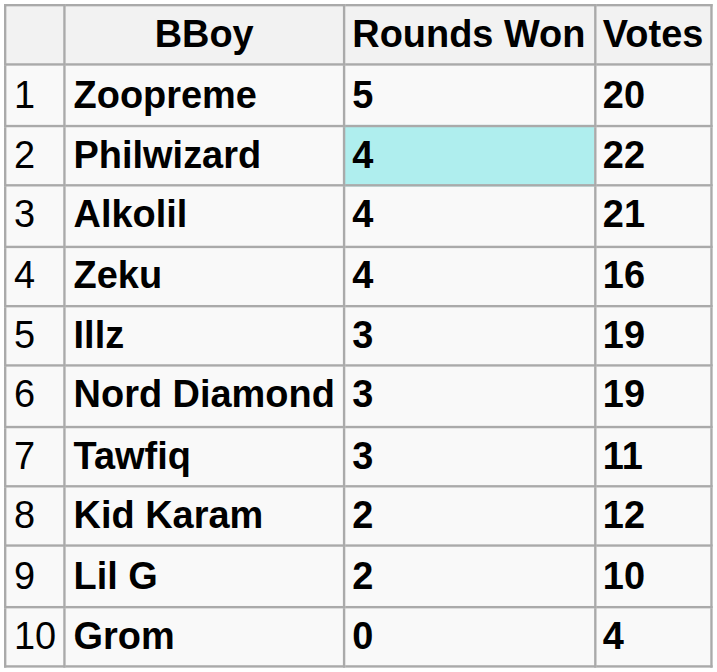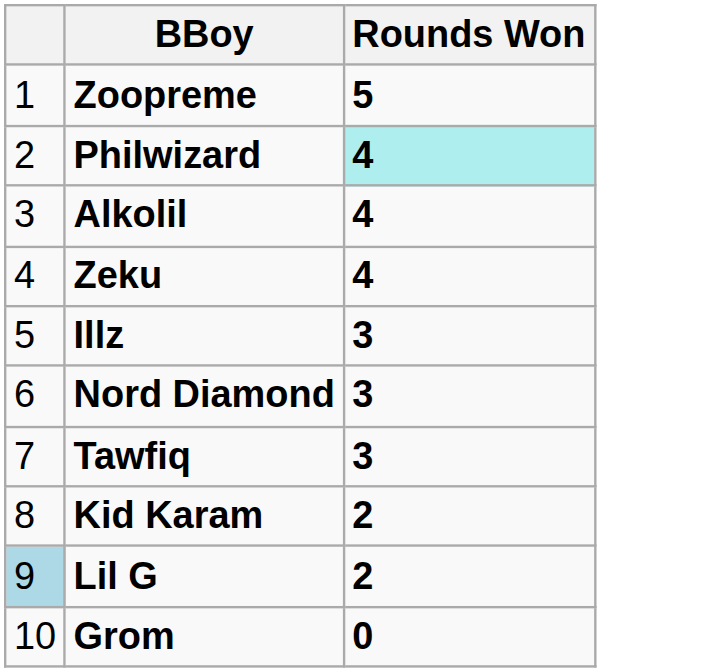- column: (653, 34)
(24, 575) no background -> (24, 575) lightblue background
